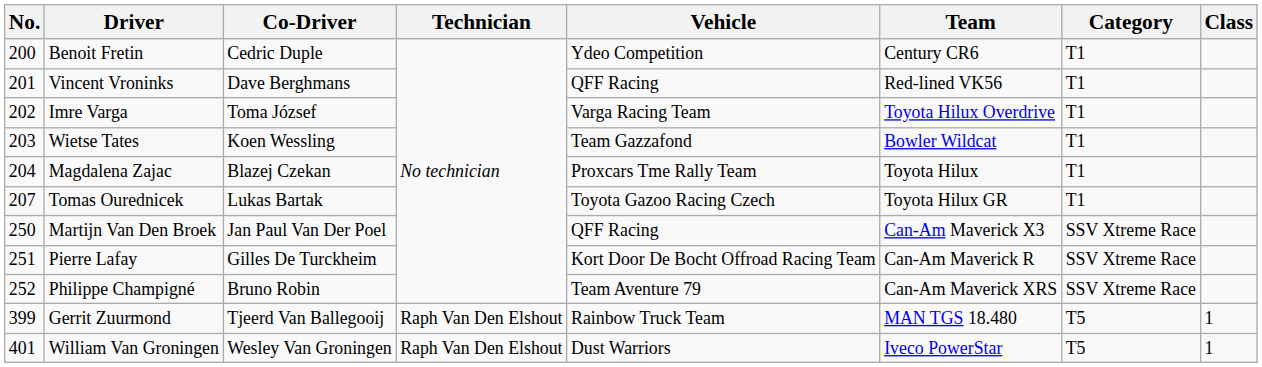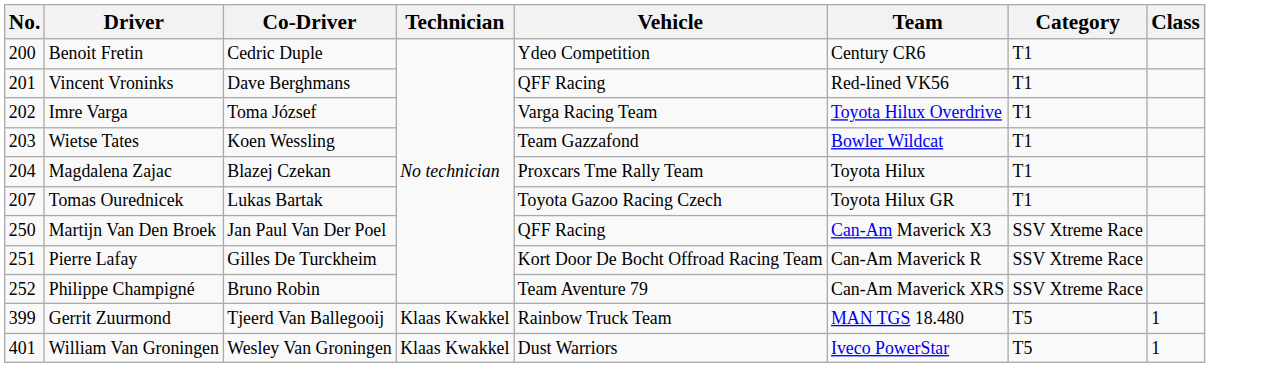(481, 317) Raph Van Den Elshout -> (455, 317) Klaas Kwakkel
(481, 347) Raph Van Den Elshout -> (455, 347) Klaas Kwakkel
